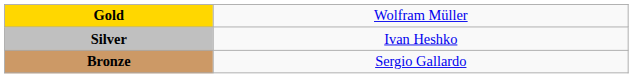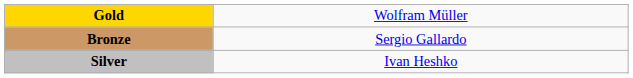rows swapped: (109, 38) <-> (109, 61)
